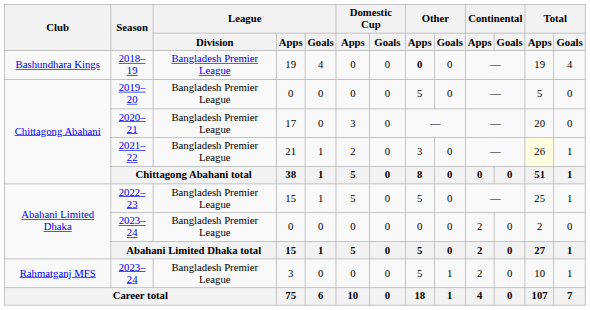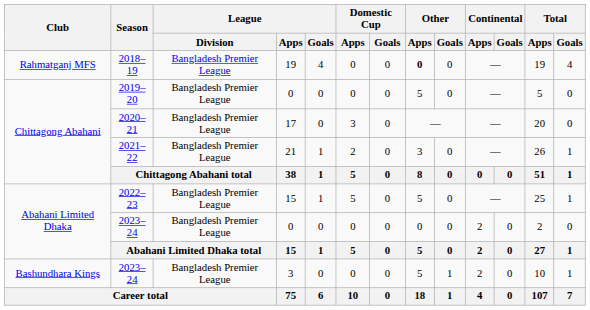(58, 65) Bashundhara Kings -> (58, 65) Rahmatganj MFS
(540, 152) lightyellow background -> (540, 152) no background
(58, 273) Rahmatganj MFS -> (58, 273) Bashundhara Kings
